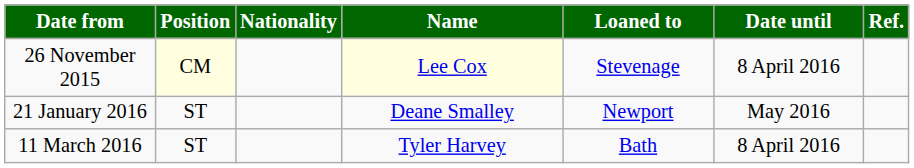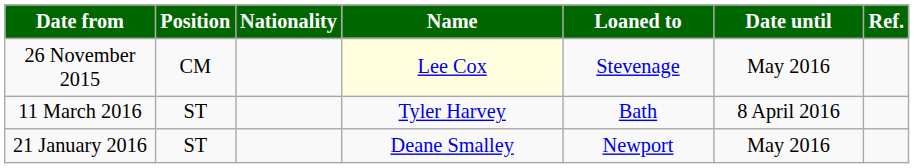(195, 67) lightyellow background -> (195, 67) no background
(788, 67) 8 April 2016 -> (788, 67) May 2016
rows swapped: (80, 112) <-> (80, 146)
